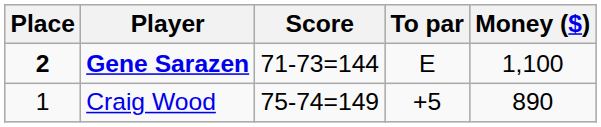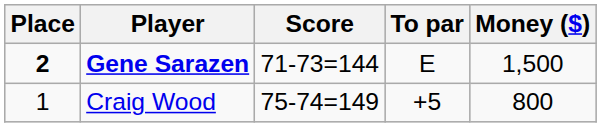(533, 63) 1,100 -> (533, 63) 1,500
(533, 102) 890 -> (533, 102) 800
